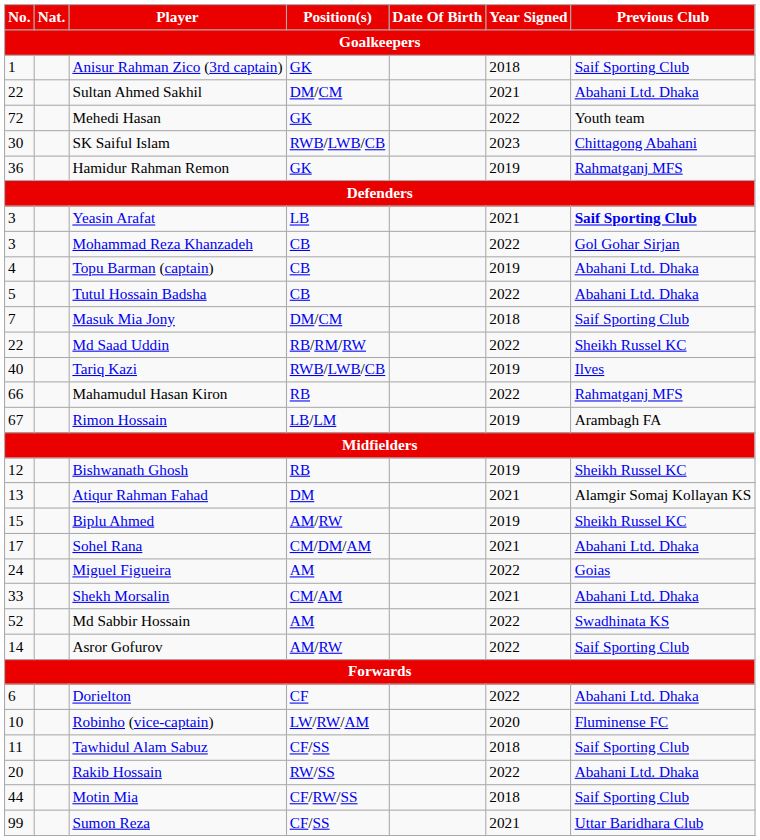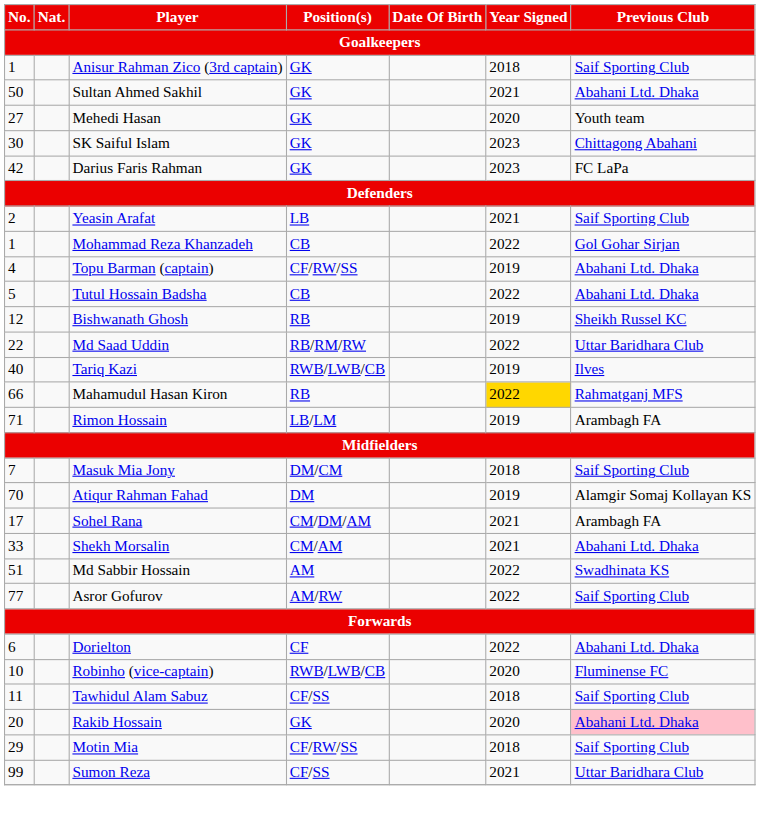(16, 93) 22 -> (16, 93) 50
(316, 93) DM/CM -> (301, 93) GK
(16, 118) 72 -> (16, 118) 27
(505, 118) 2022 -> (505, 118) 2020
(337, 143) RWB/LWB/CB -> (301, 143) GK
- row: (151, 168)
+ row: (137, 168)
(12, 218) 3 -> (12, 218) 2
(636, 218) bold -> (632, 218) normal
(12, 244) 3 -> (12, 244) 1
(300, 269) CB -> (324, 269) CF/RW/SS
rows swapped: (130, 470) <-> (124, 319)
(631, 344) Sheikh Russel KC -> (639, 344) Uttar Baridhara Club
(505, 395) no background -> (505, 395) gold background
(16, 420) 67 -> (16, 420) 71
(16, 495) 13 -> (16, 495) 70
(505, 495) 2021 -> (505, 495) 2019
- row: (113, 520)
(637, 546) Abahani Ltd. Dhaka -> (618, 520) Arambagh FA
- row: (122, 571)
(16, 621) 52 -> (16, 571) 51
(16, 646) 14 -> (16, 596) 77
(329, 722) LW/RW/AM -> (337, 672) RWB/LWB/CB
(312, 772) RW/SS -> (301, 722) GK
(505, 772) 2022 -> (505, 722) 2020
(637, 772) no background -> (637, 722) pink background
(16, 797) 44 -> (16, 747) 29
